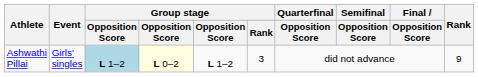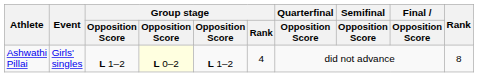(112, 64) lightblue background -> (112, 64) no background
(261, 59) 3 -> (261, 59) 4
(459, 59) 9 -> (459, 59) 8
